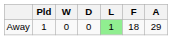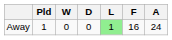(134, 27) 18 -> (134, 27) 16
(156, 27) 29 -> (156, 27) 24
